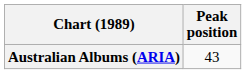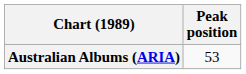(212, 56) 43 -> (212, 56) 53
